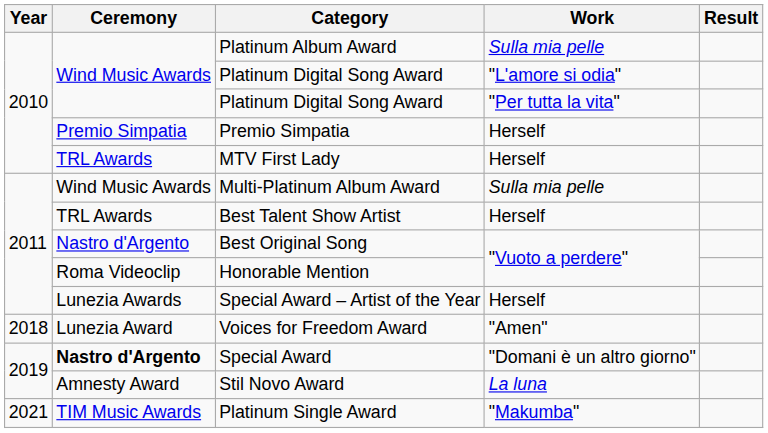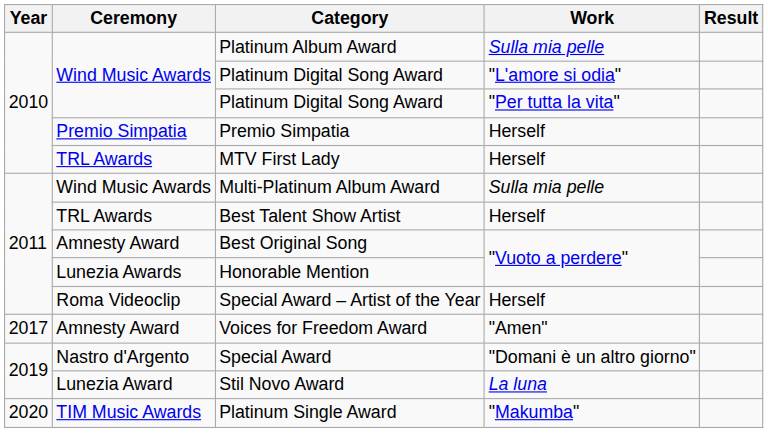(123, 243) Nastro d'Argento -> (118, 243) Amnesty Award
(118, 272) Roma Videoclip -> (119, 272) Lunezia Awards
(119, 300) Lunezia Awards -> (118, 300) Roma Videoclip
(28, 328) 2018 -> (28, 328) 2017
(114, 328) Lunezia Award -> (118, 328) Amnesty Award
(129, 356) bold -> (123, 356) normal
(118, 384) Amnesty Award -> (114, 384) Lunezia Award
(28, 412) 2021 -> (28, 412) 2020
